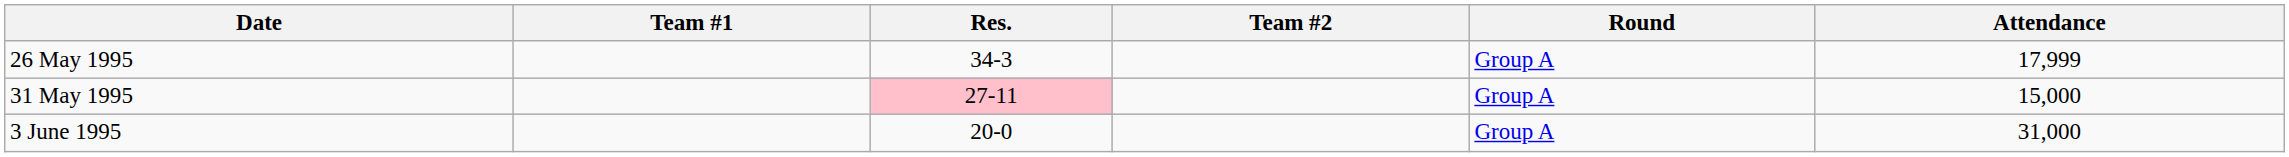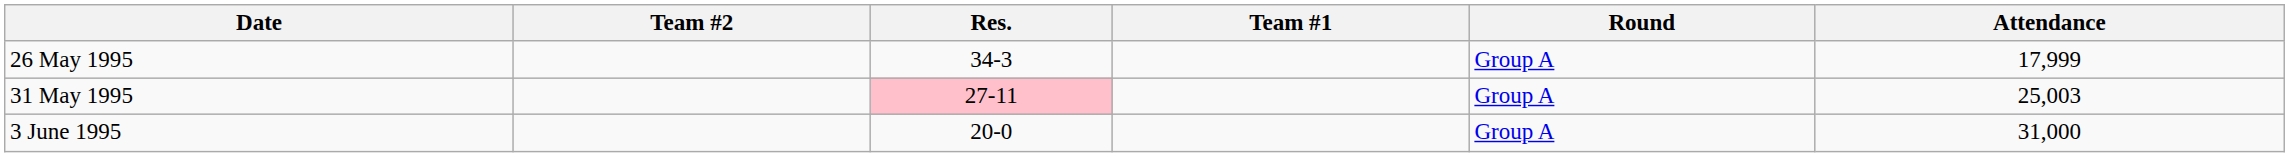columns swapped: (692, 22) <-> (1291, 22)
(2049, 95) 15,000 -> (2049, 95) 25,003
